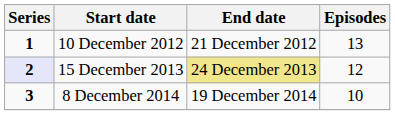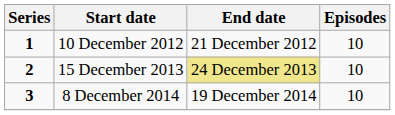(355, 43) 13 -> (355, 43) 10
(29, 69) lavender background -> (29, 69) no background
(355, 69) 12 -> (355, 69) 10
